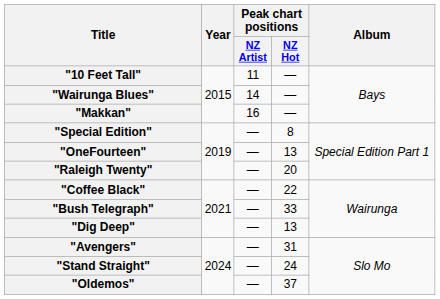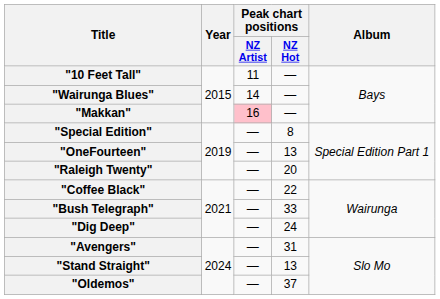(253, 113) no background -> (253, 113) pink background
(290, 227) 13 -> (290, 227) 24
(290, 265) 24 -> (290, 265) 13
